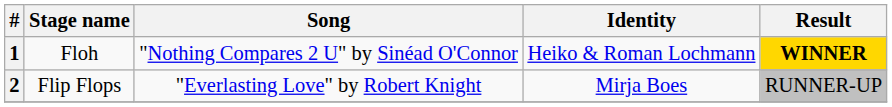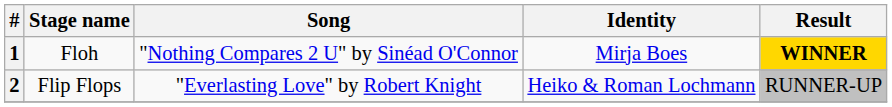(641, 53) Heiko & Roman Lochmann -> (641, 53) Mirja Boes
(641, 85) Mirja Boes -> (641, 85) Heiko & Roman Lochmann
